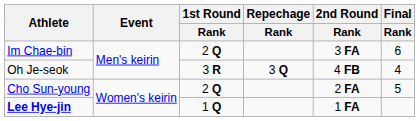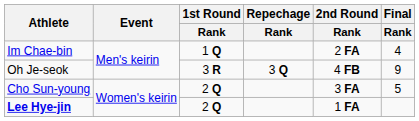(212, 51) 2 Q -> (212, 51) 1 Q
(347, 51) 3 FA -> (347, 51) 2 FA
(398, 51) 6 -> (398, 51) 4
(398, 70) 4 -> (398, 70) 9
(347, 89) 2 FA -> (347, 89) 3 FA
(212, 108) 1 Q -> (212, 108) 2 Q
